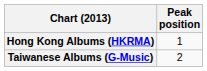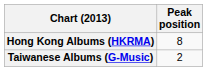(180, 41) 1 -> (180, 41) 8
